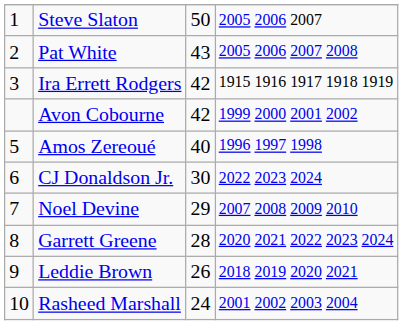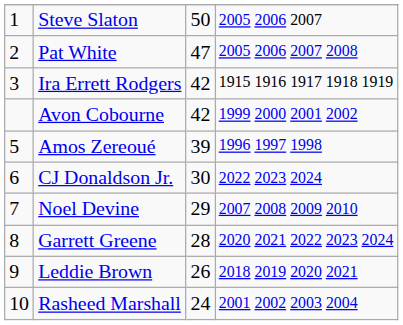(200, 51) 43 -> (200, 51) 47
(200, 146) 40 -> (200, 146) 39
